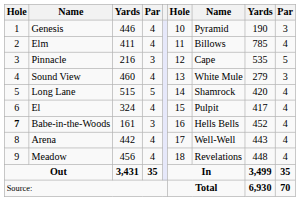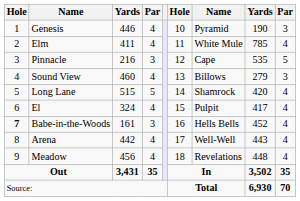(210, 44) Billows -> (219, 44) White Mule
(219, 76) White Mule -> (210, 76) Billows
(260, 172) 3,499 -> (260, 172) 3,502
